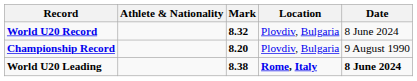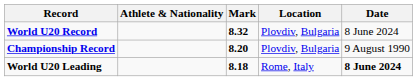(238, 66) 8.38 -> (238, 66) 8.18
(289, 66) bold -> (287, 66) normal
